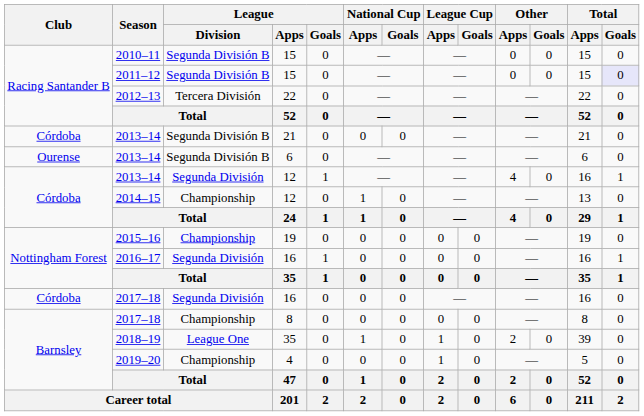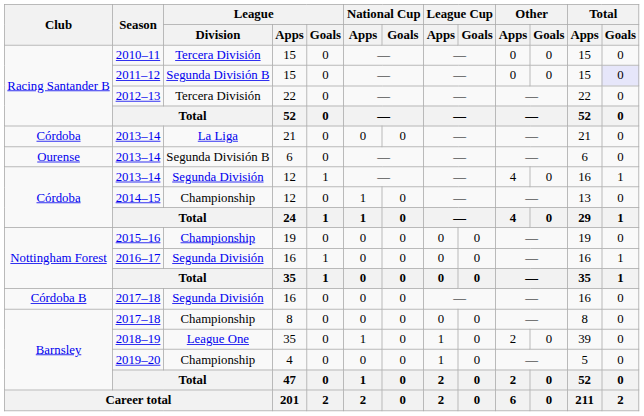(218, 55) Segunda División B -> (218, 55) Tercera División
(218, 136) Segunda División B -> (218, 136) La Liga
(59, 298) Córdoba -> (59, 298) Córdoba B
